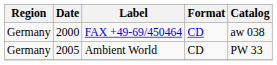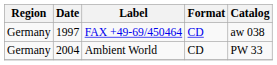(68, 32) 2000 -> (68, 32) 1997
(68, 50) 2005 -> (68, 50) 2004
